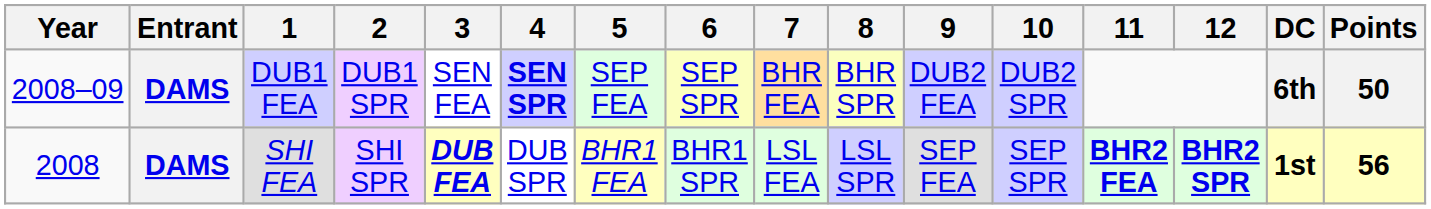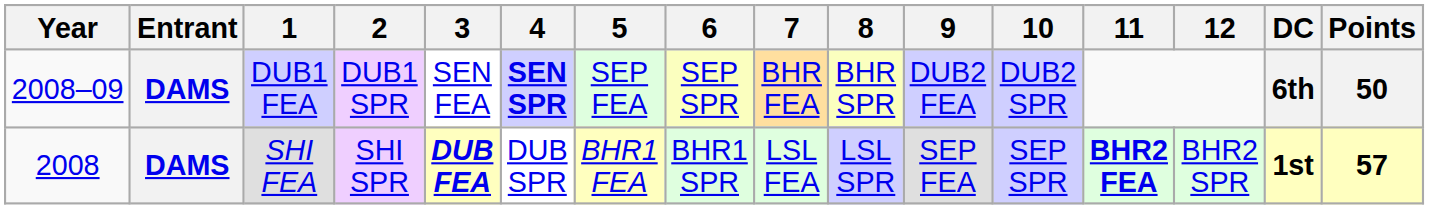(1221, 165) bold -> (1220, 165) normal
(1374, 165) 56 -> (1372, 165) 57
